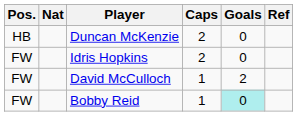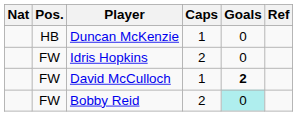columns swapped: (22, 15) <-> (53, 15)
(202, 36) 2 -> (202, 36) 1
(243, 79) normal -> (243, 79) bold
(202, 100) 1 -> (202, 100) 2
